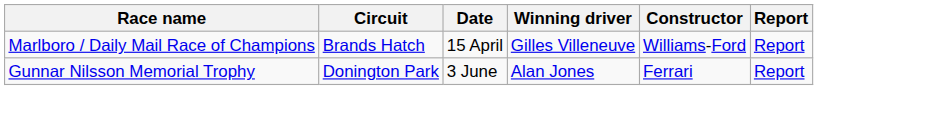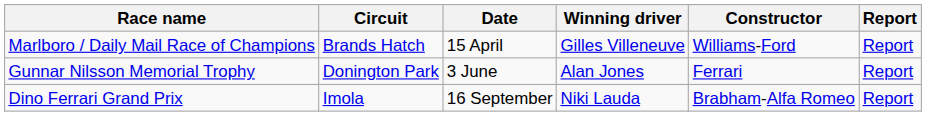+ row: (96, 98)
